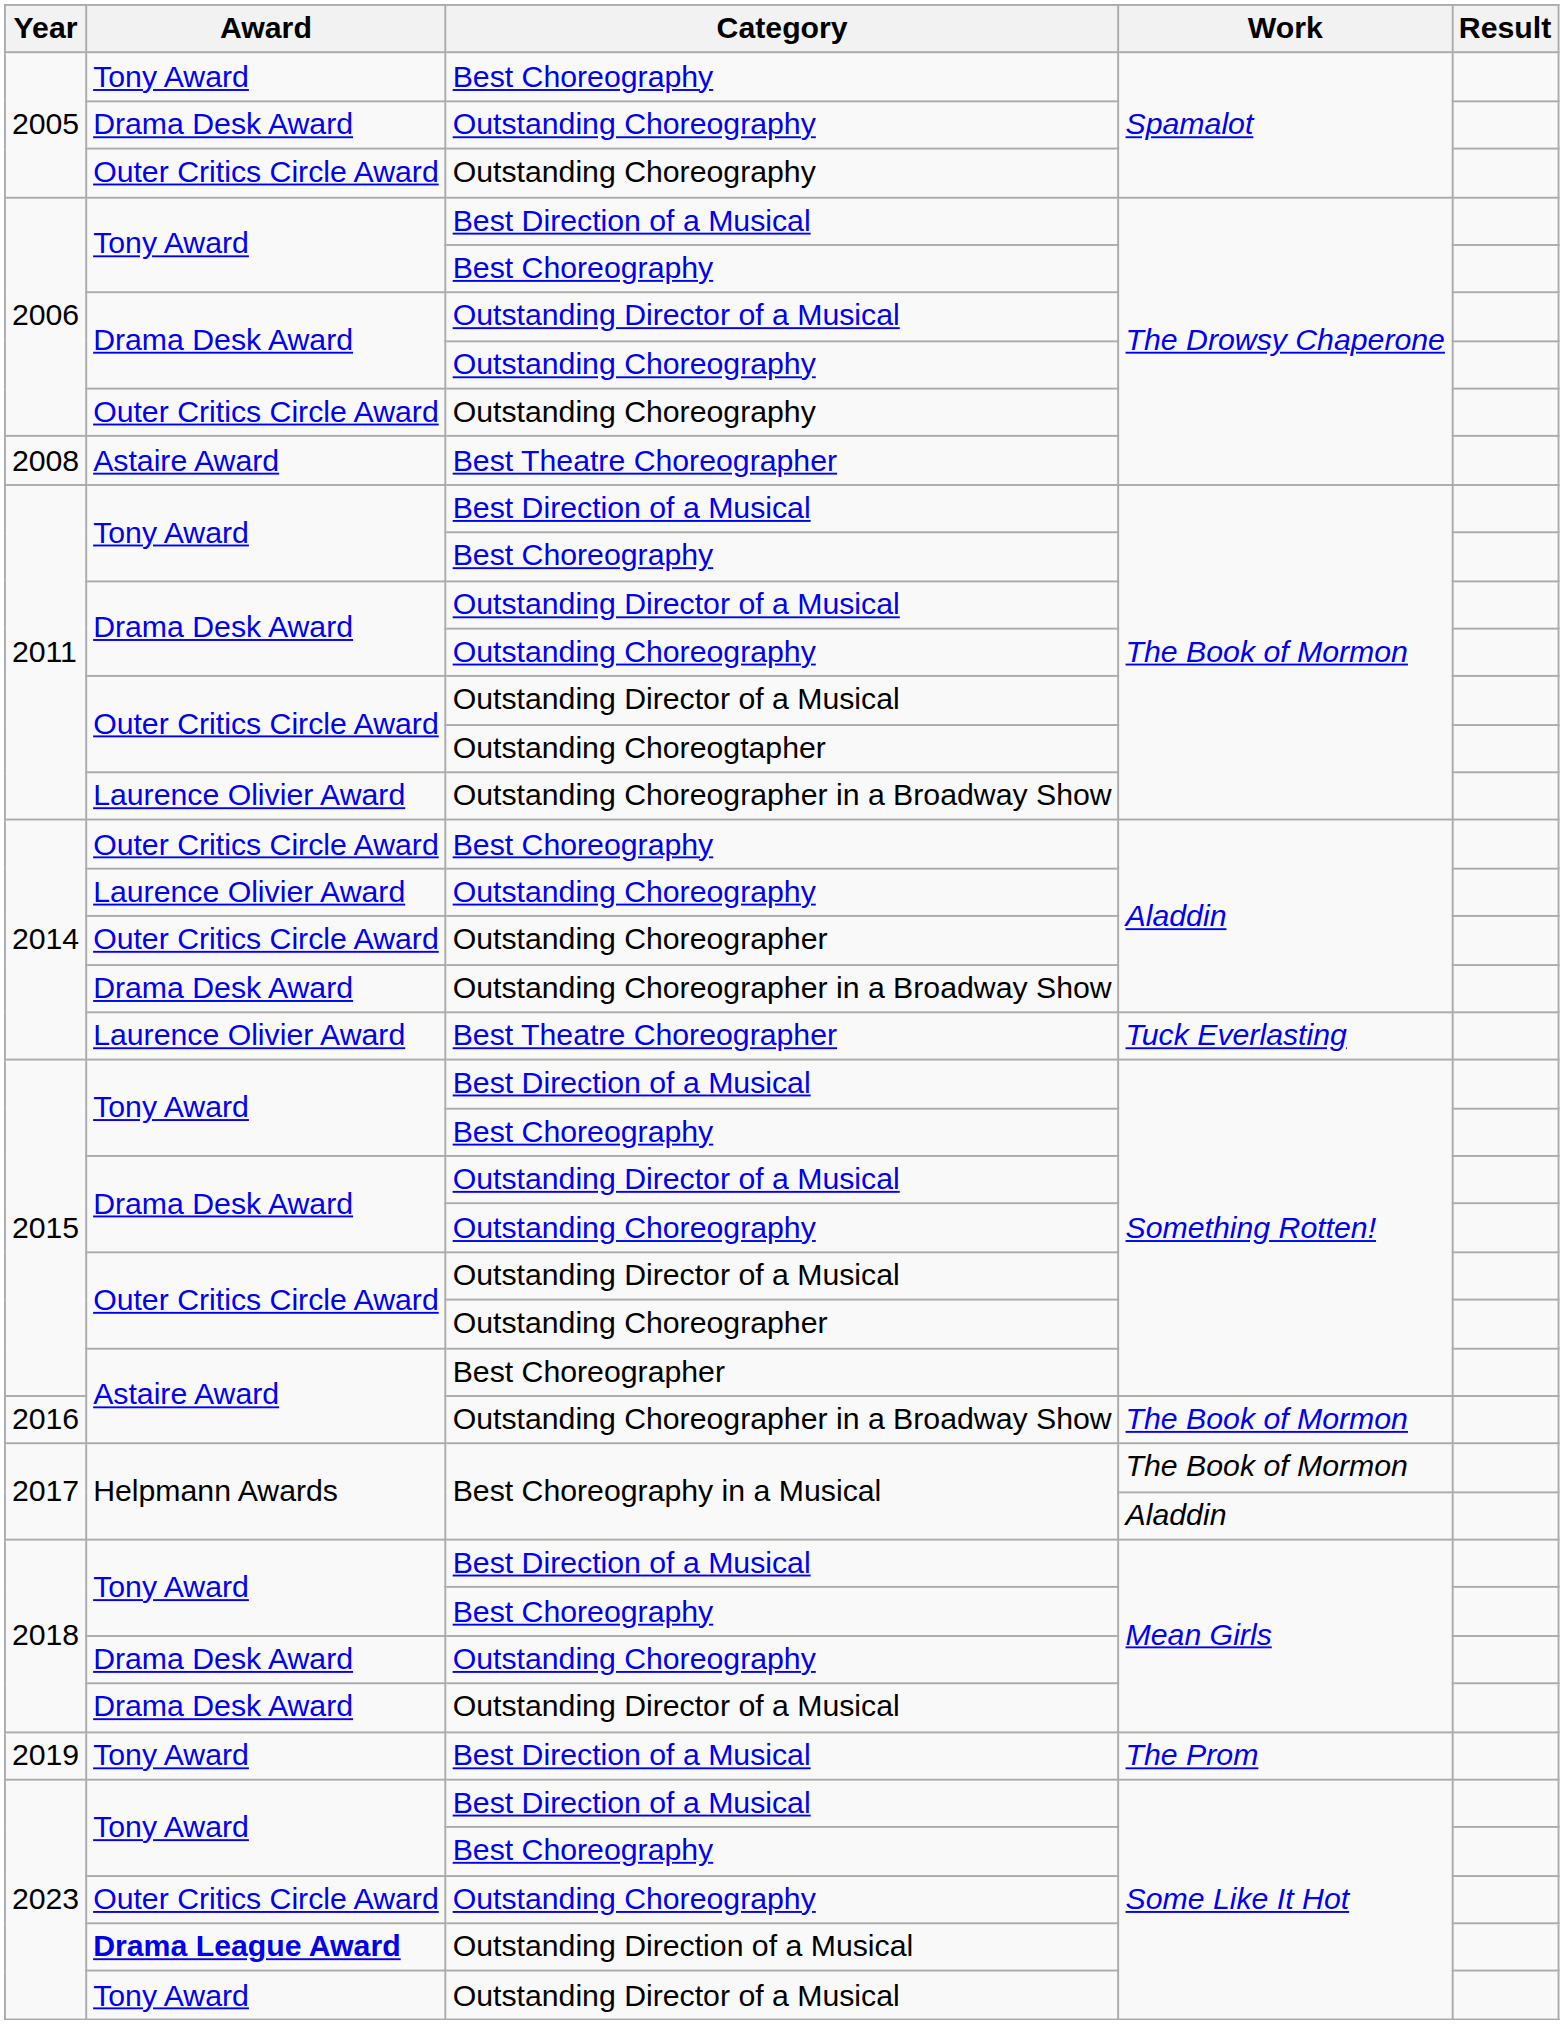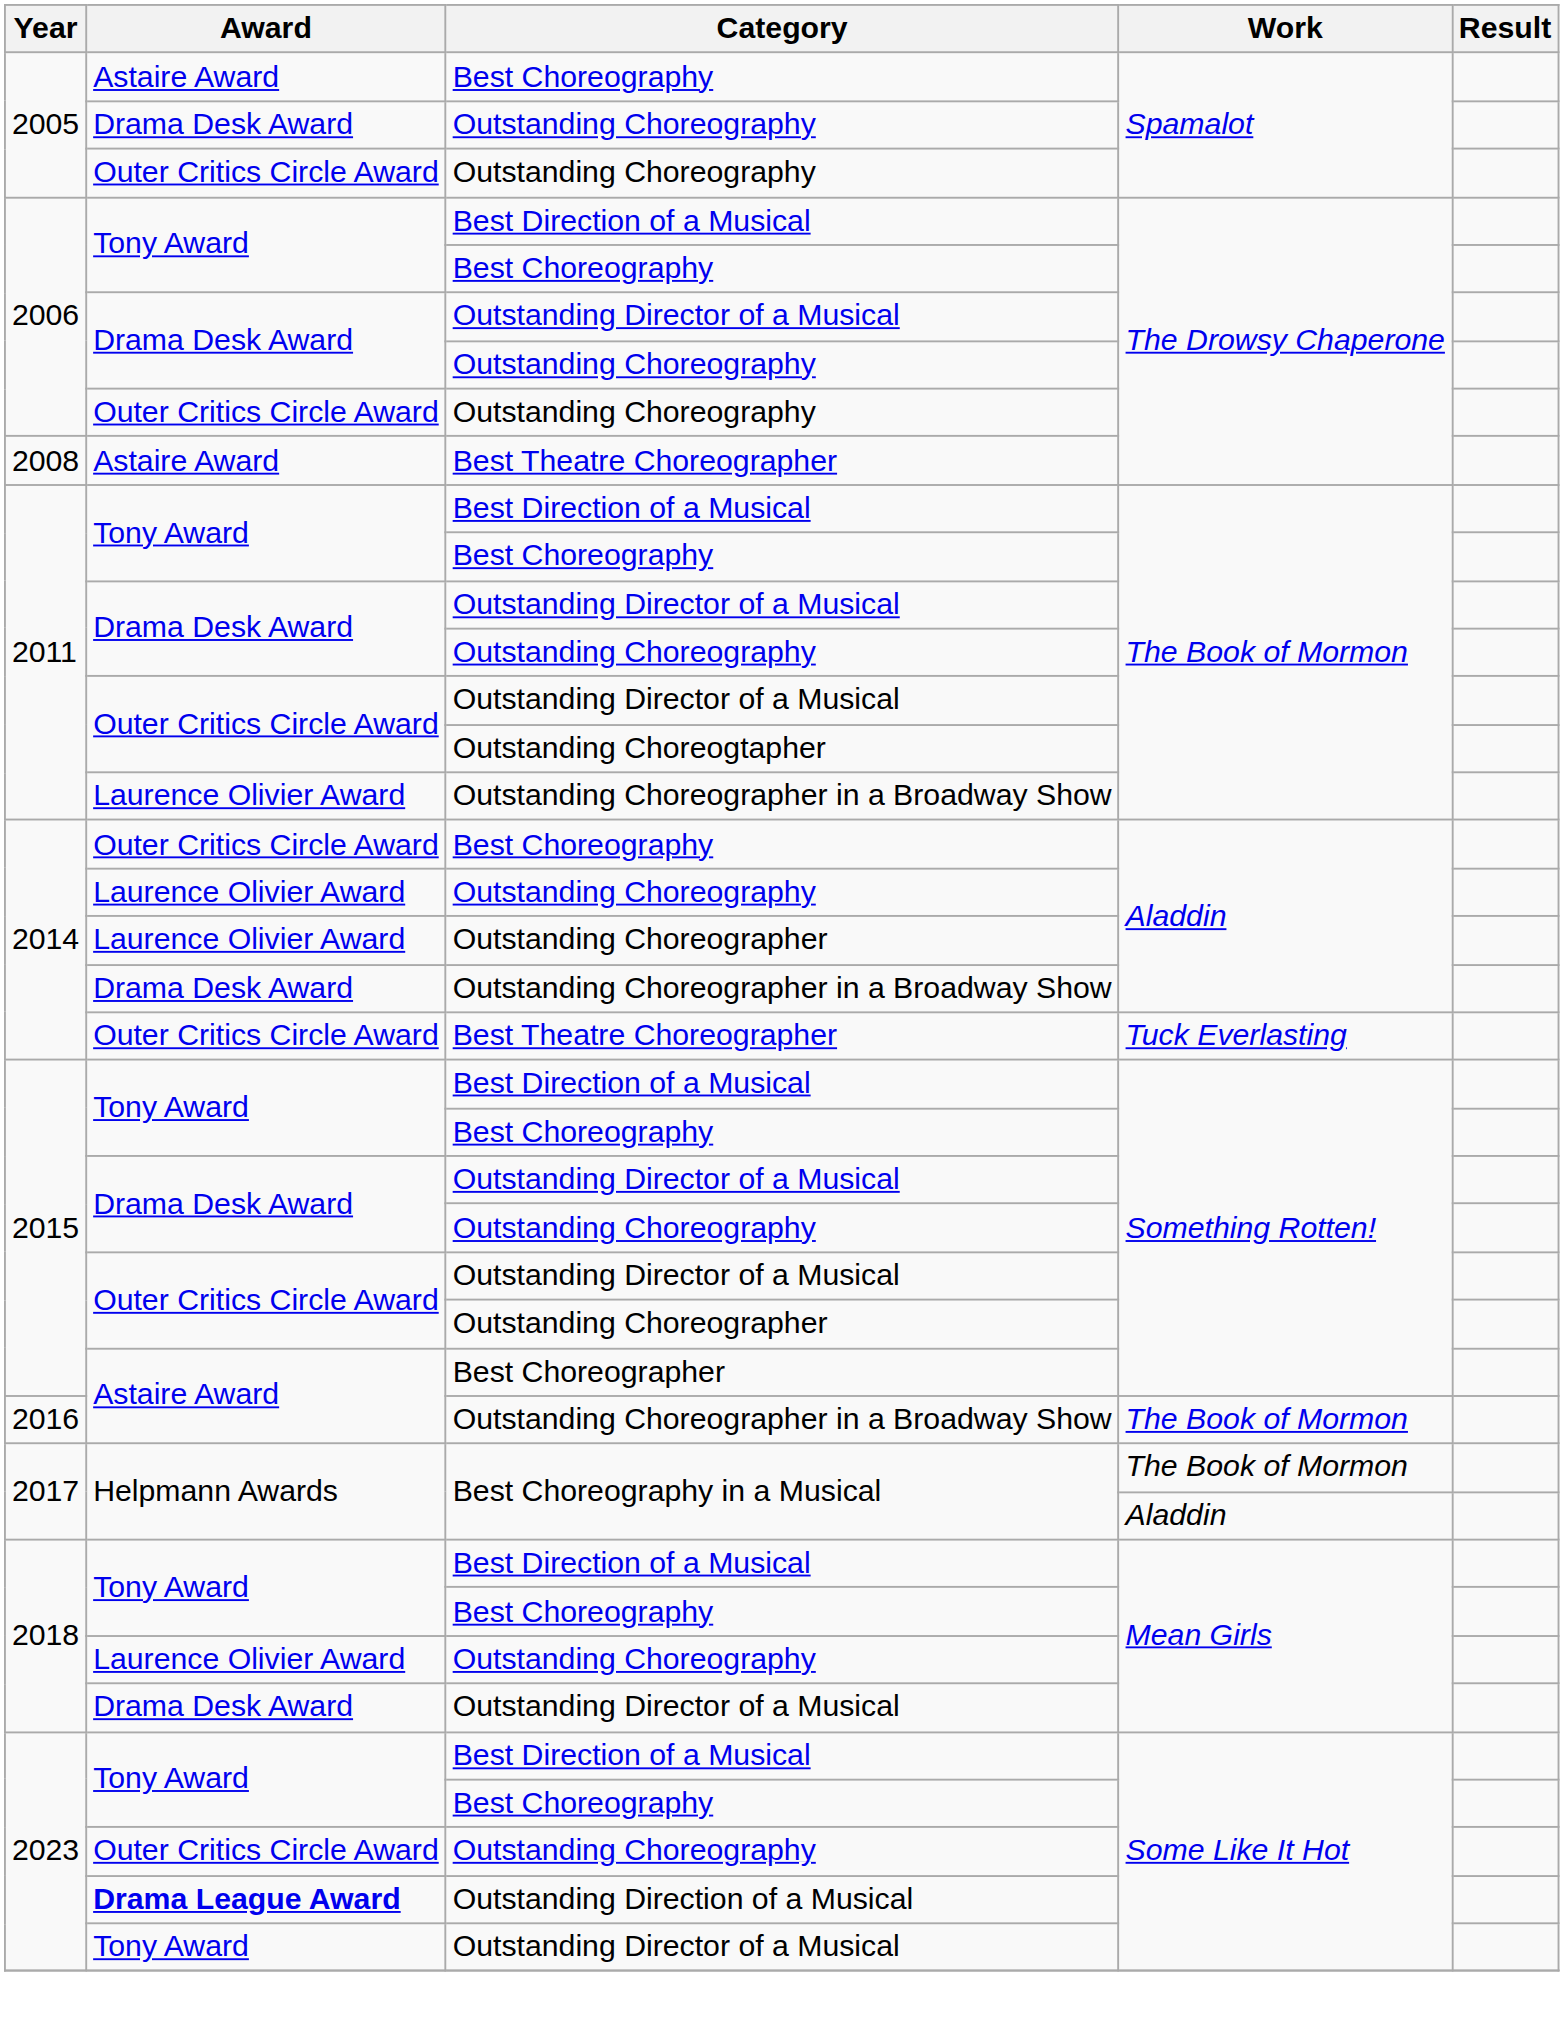(171, 76) Tony Award -> (186, 76) Astaire Award
(266, 939) Outer Critics Circle Award -> (249, 939) Laurence Olivier Award
(249, 1035) Laurence Olivier Award -> (266, 1035) Outer Critics Circle Award
(223, 1659) Drama Desk Award -> (249, 1659) Laurence Olivier Award
- row: (46, 1754)
